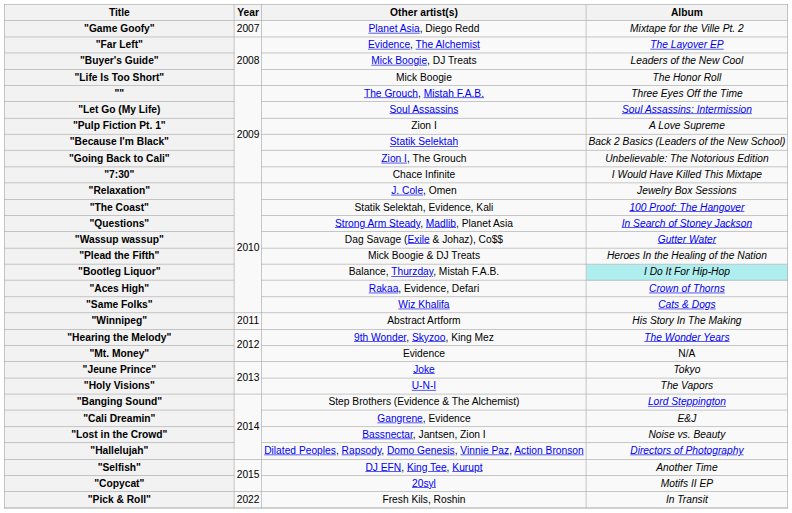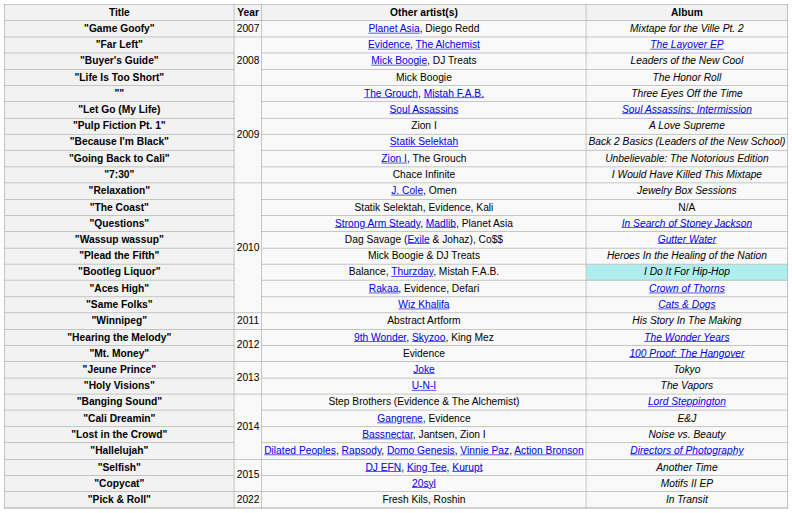(687, 207) 100 Proof: The Hangover -> (687, 207) N/A
(687, 353) N/A -> (687, 353) 100 Proof: The Hangover
